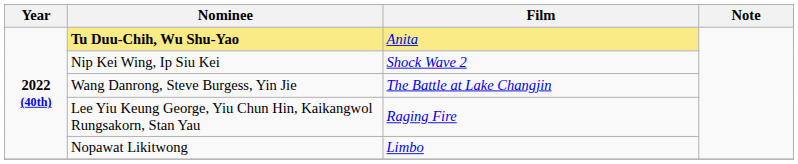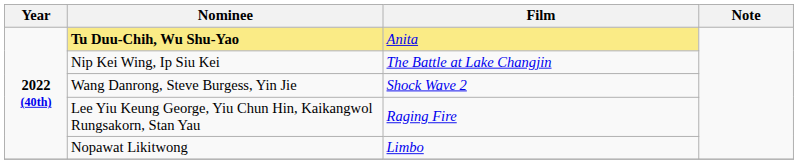(427, 62) Shock Wave 2 -> (469, 62) The Battle at Lake Changjin
(469, 85) The Battle at Lake Changjin -> (427, 85) Shock Wave 2
